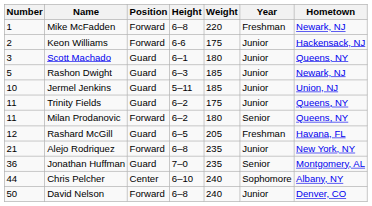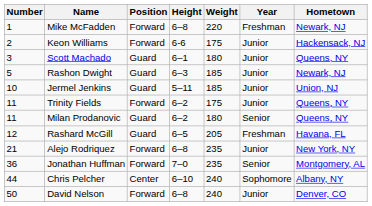(143, 103) Guard -> (147, 103) Forward
(147, 118) Forward -> (143, 118) Guard
(143, 164) Guard -> (147, 164) Forward
